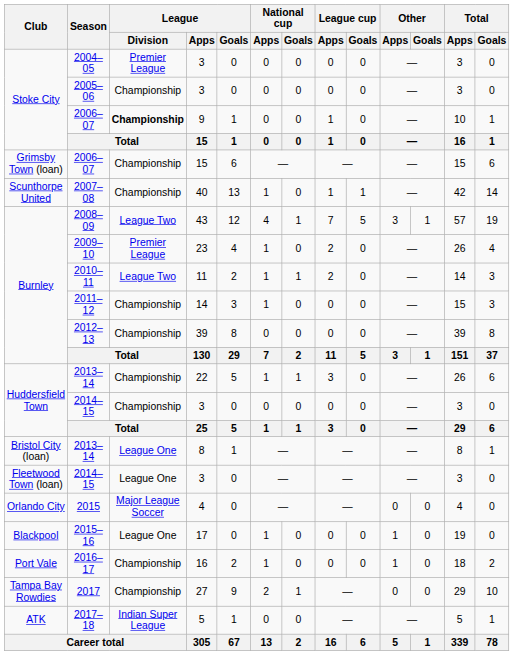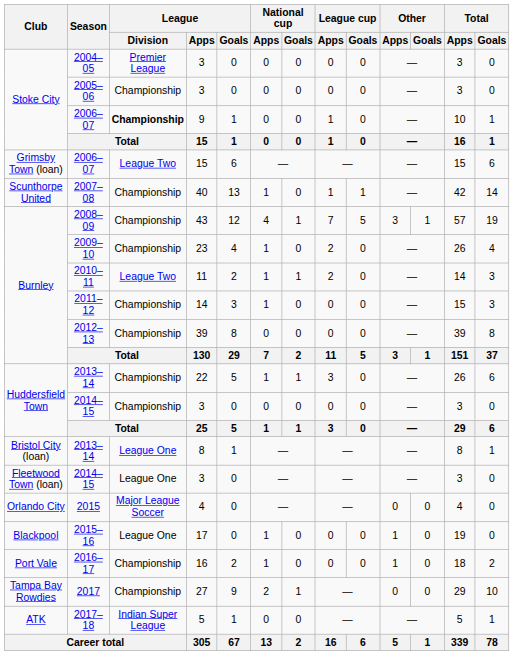(148, 164) Championship -> (148, 164) League Two
(148, 220) League Two -> (148, 220) Championship
(148, 248) Premier League -> (148, 248) Championship
